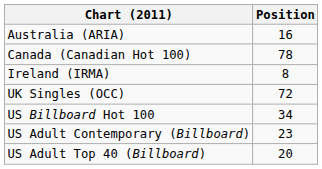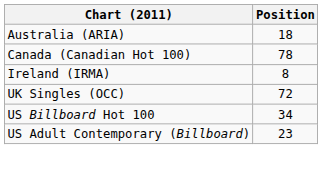(285, 34) 16 -> (285, 34) 18
- row: (107, 154)
